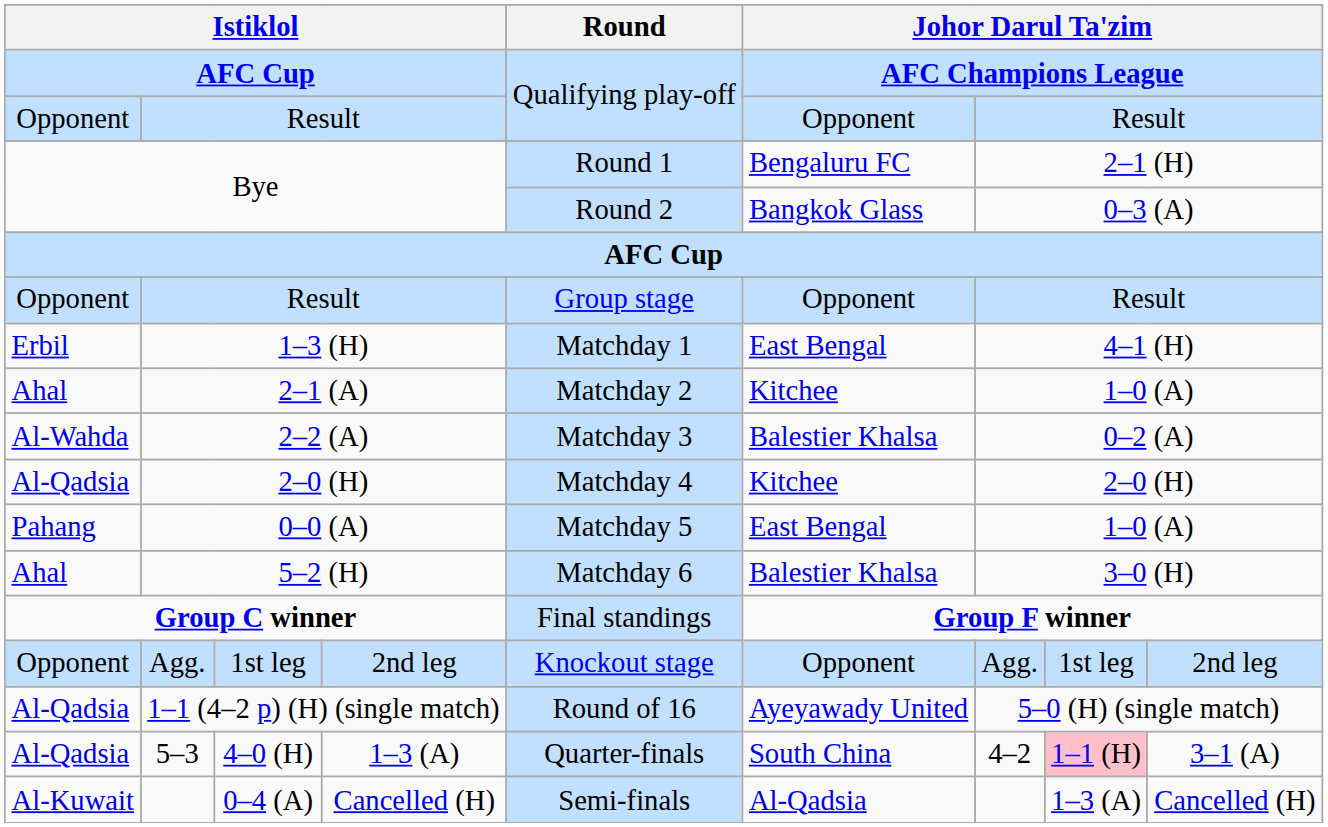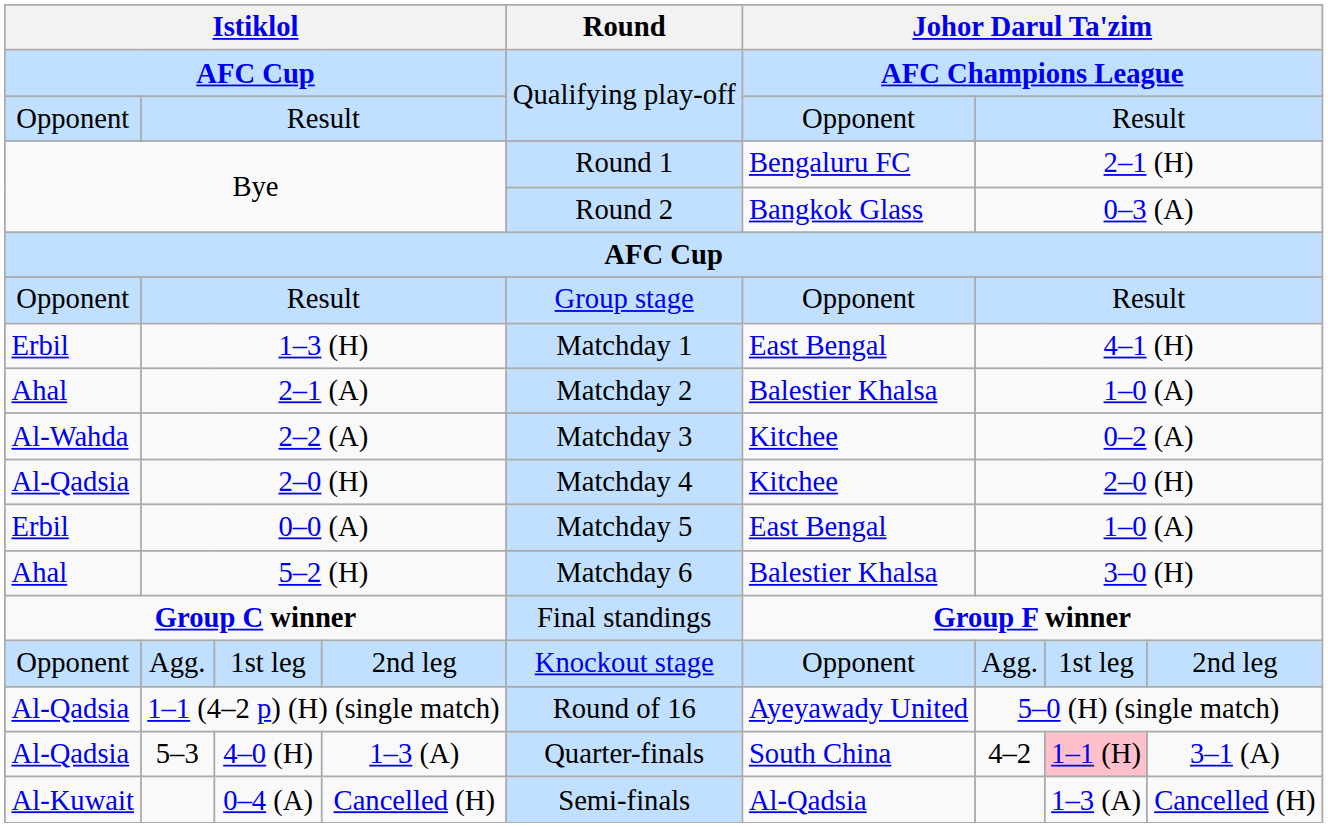(793, 390) Kitchee -> (843, 390) Balestier Khalsa
(843, 436) Balestier Khalsa -> (793, 436) Kitchee
(54, 526) Pahang -> (40, 526) Erbil
